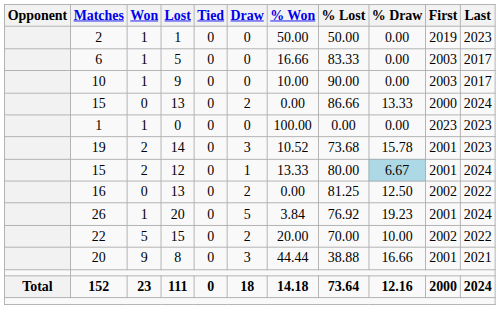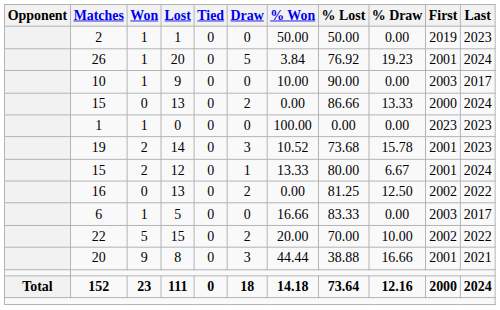rows swapped: (99, 59) <-> (99, 214)
(397, 170) lightblue background -> (397, 170) no background
